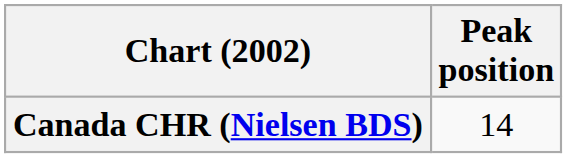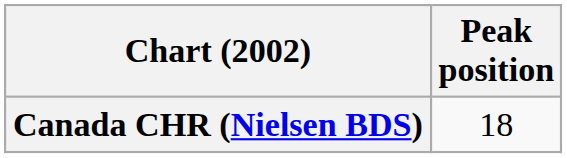(496, 123) 14 -> (496, 123) 18
